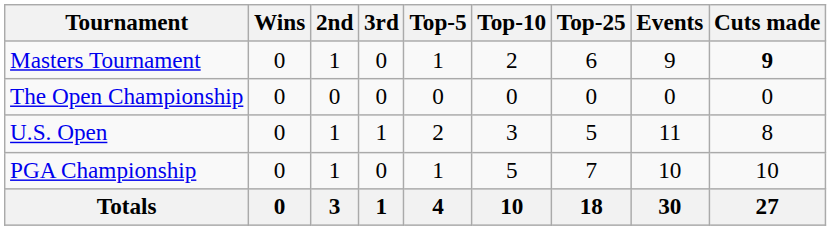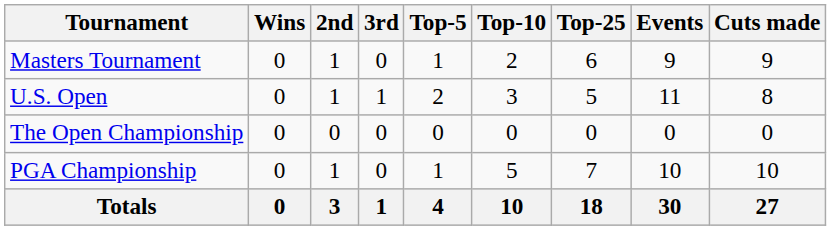(767, 59) bold -> (767, 59) normal
rows swapped: (59, 133) <-> (127, 96)
